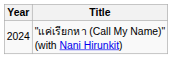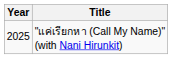(18, 37) 2024 -> (18, 37) 2025
